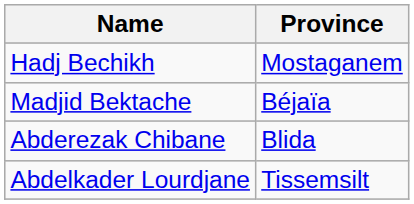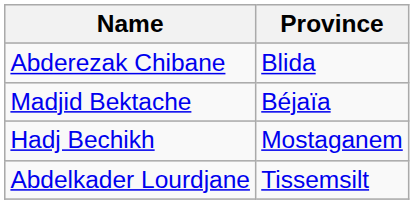rows swapped: (83, 62) <-> (118, 140)
